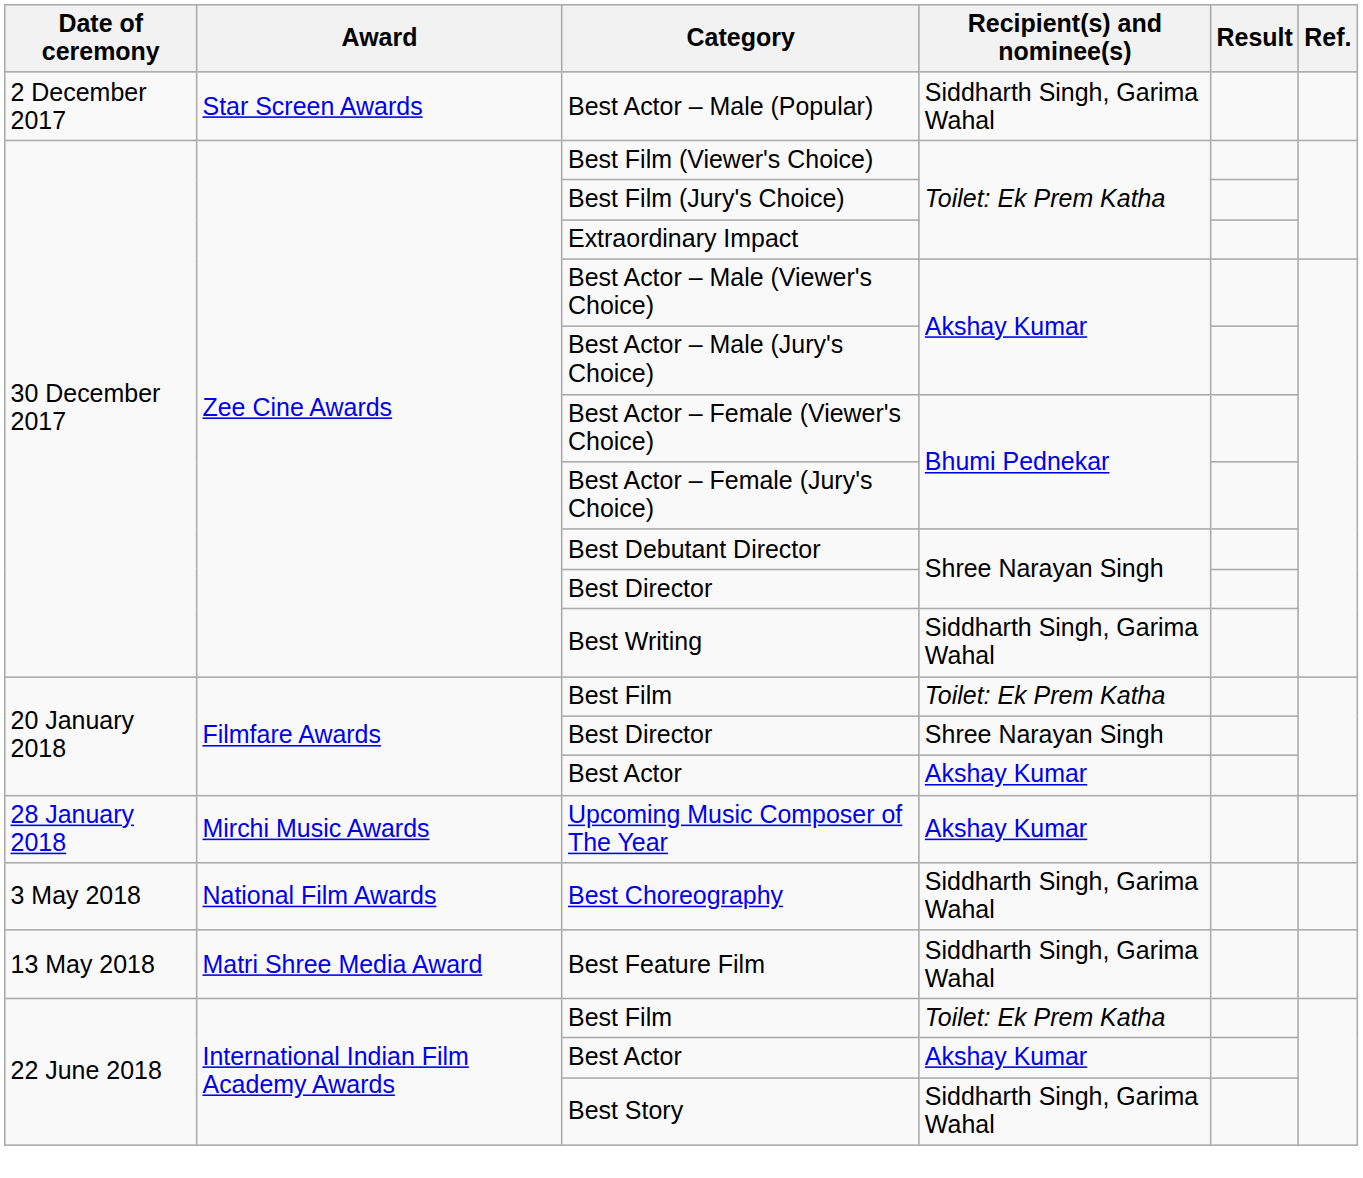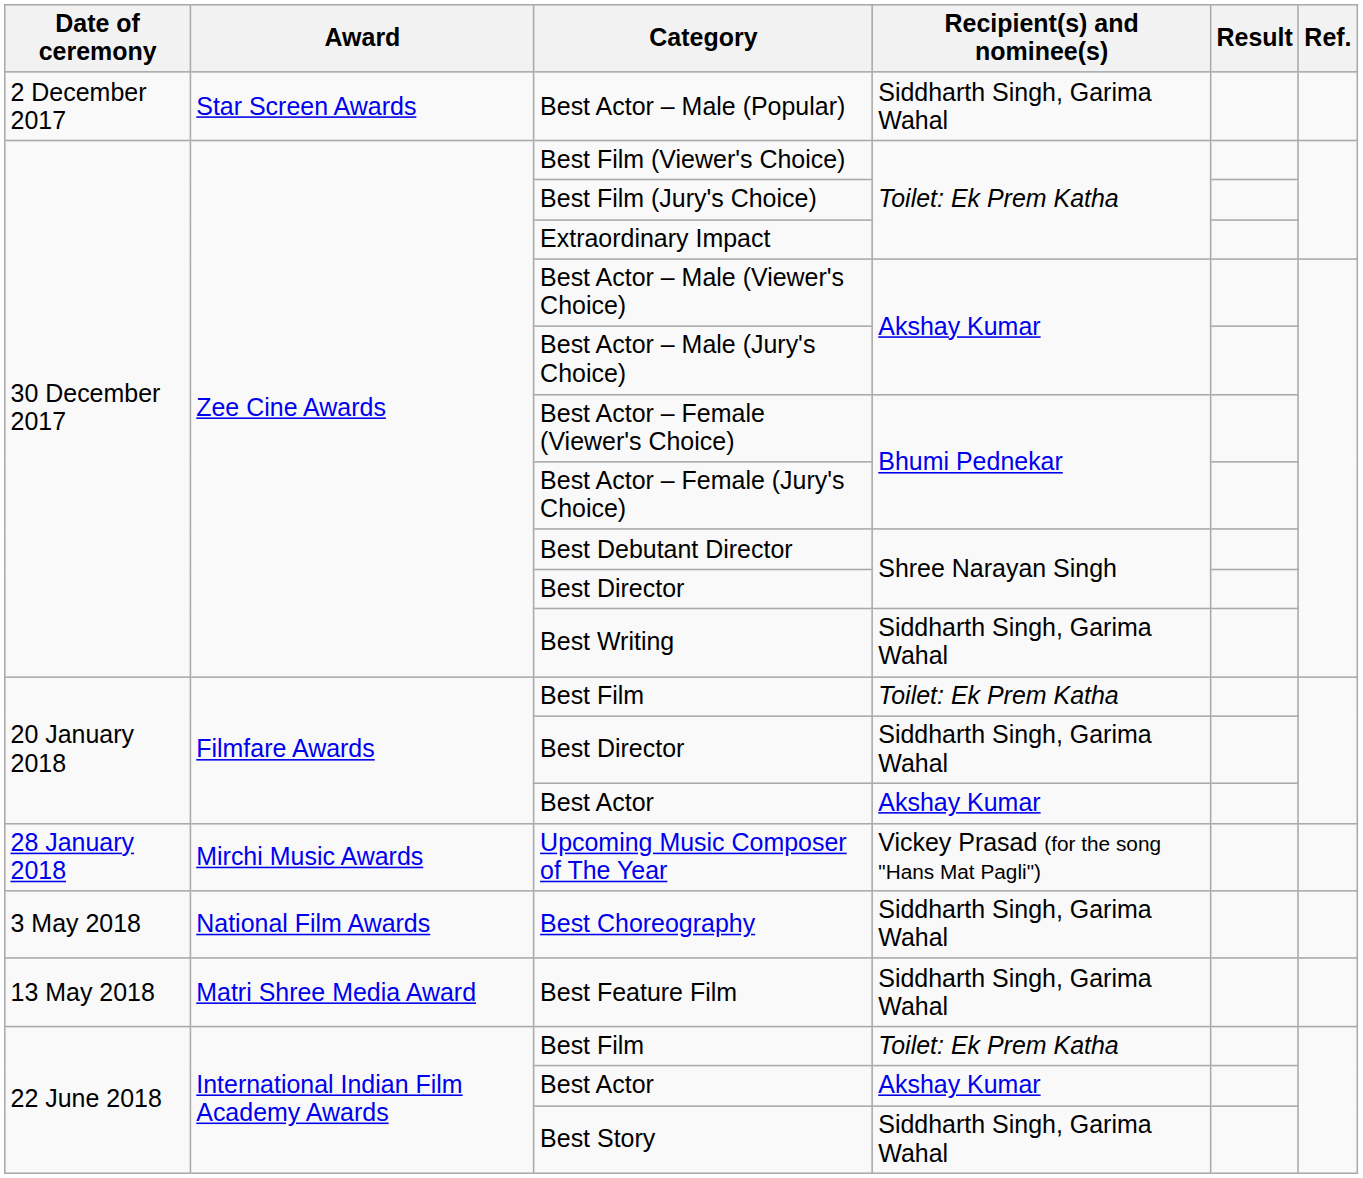(1044, 735) Shree Narayan Singh -> (1015, 749) Siddharth Singh, Garima Wahal
(1006, 828) Akshay Kumar -> (1020, 856) Vickey Prasad (for the song "Hans Mat Pagli")
